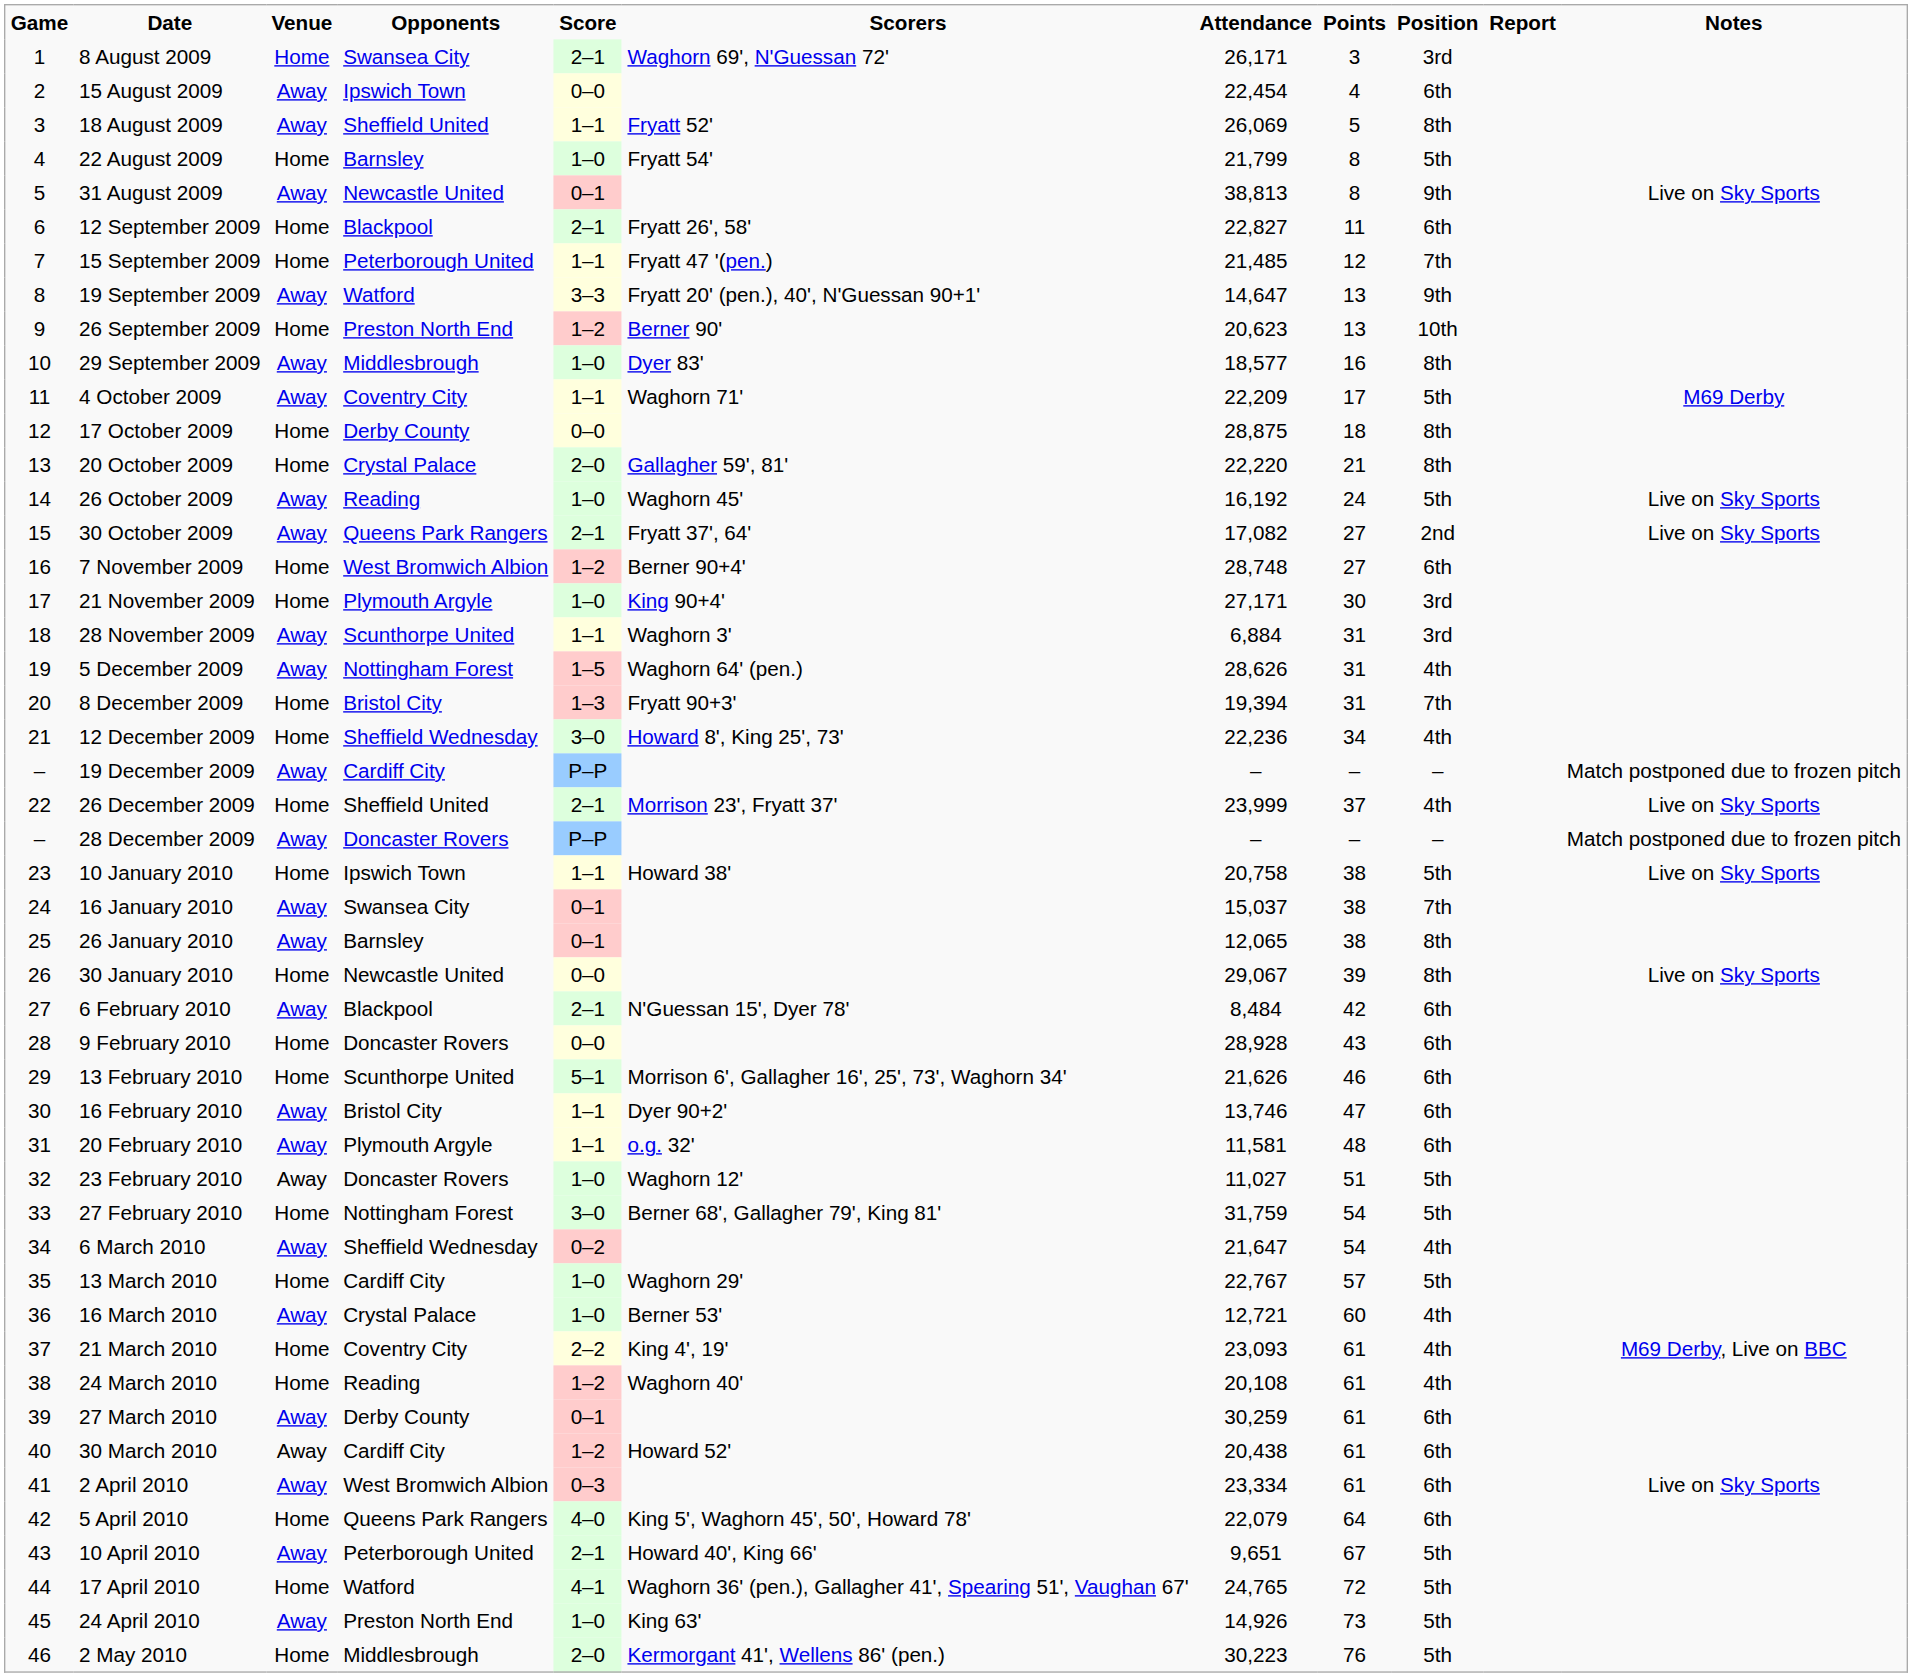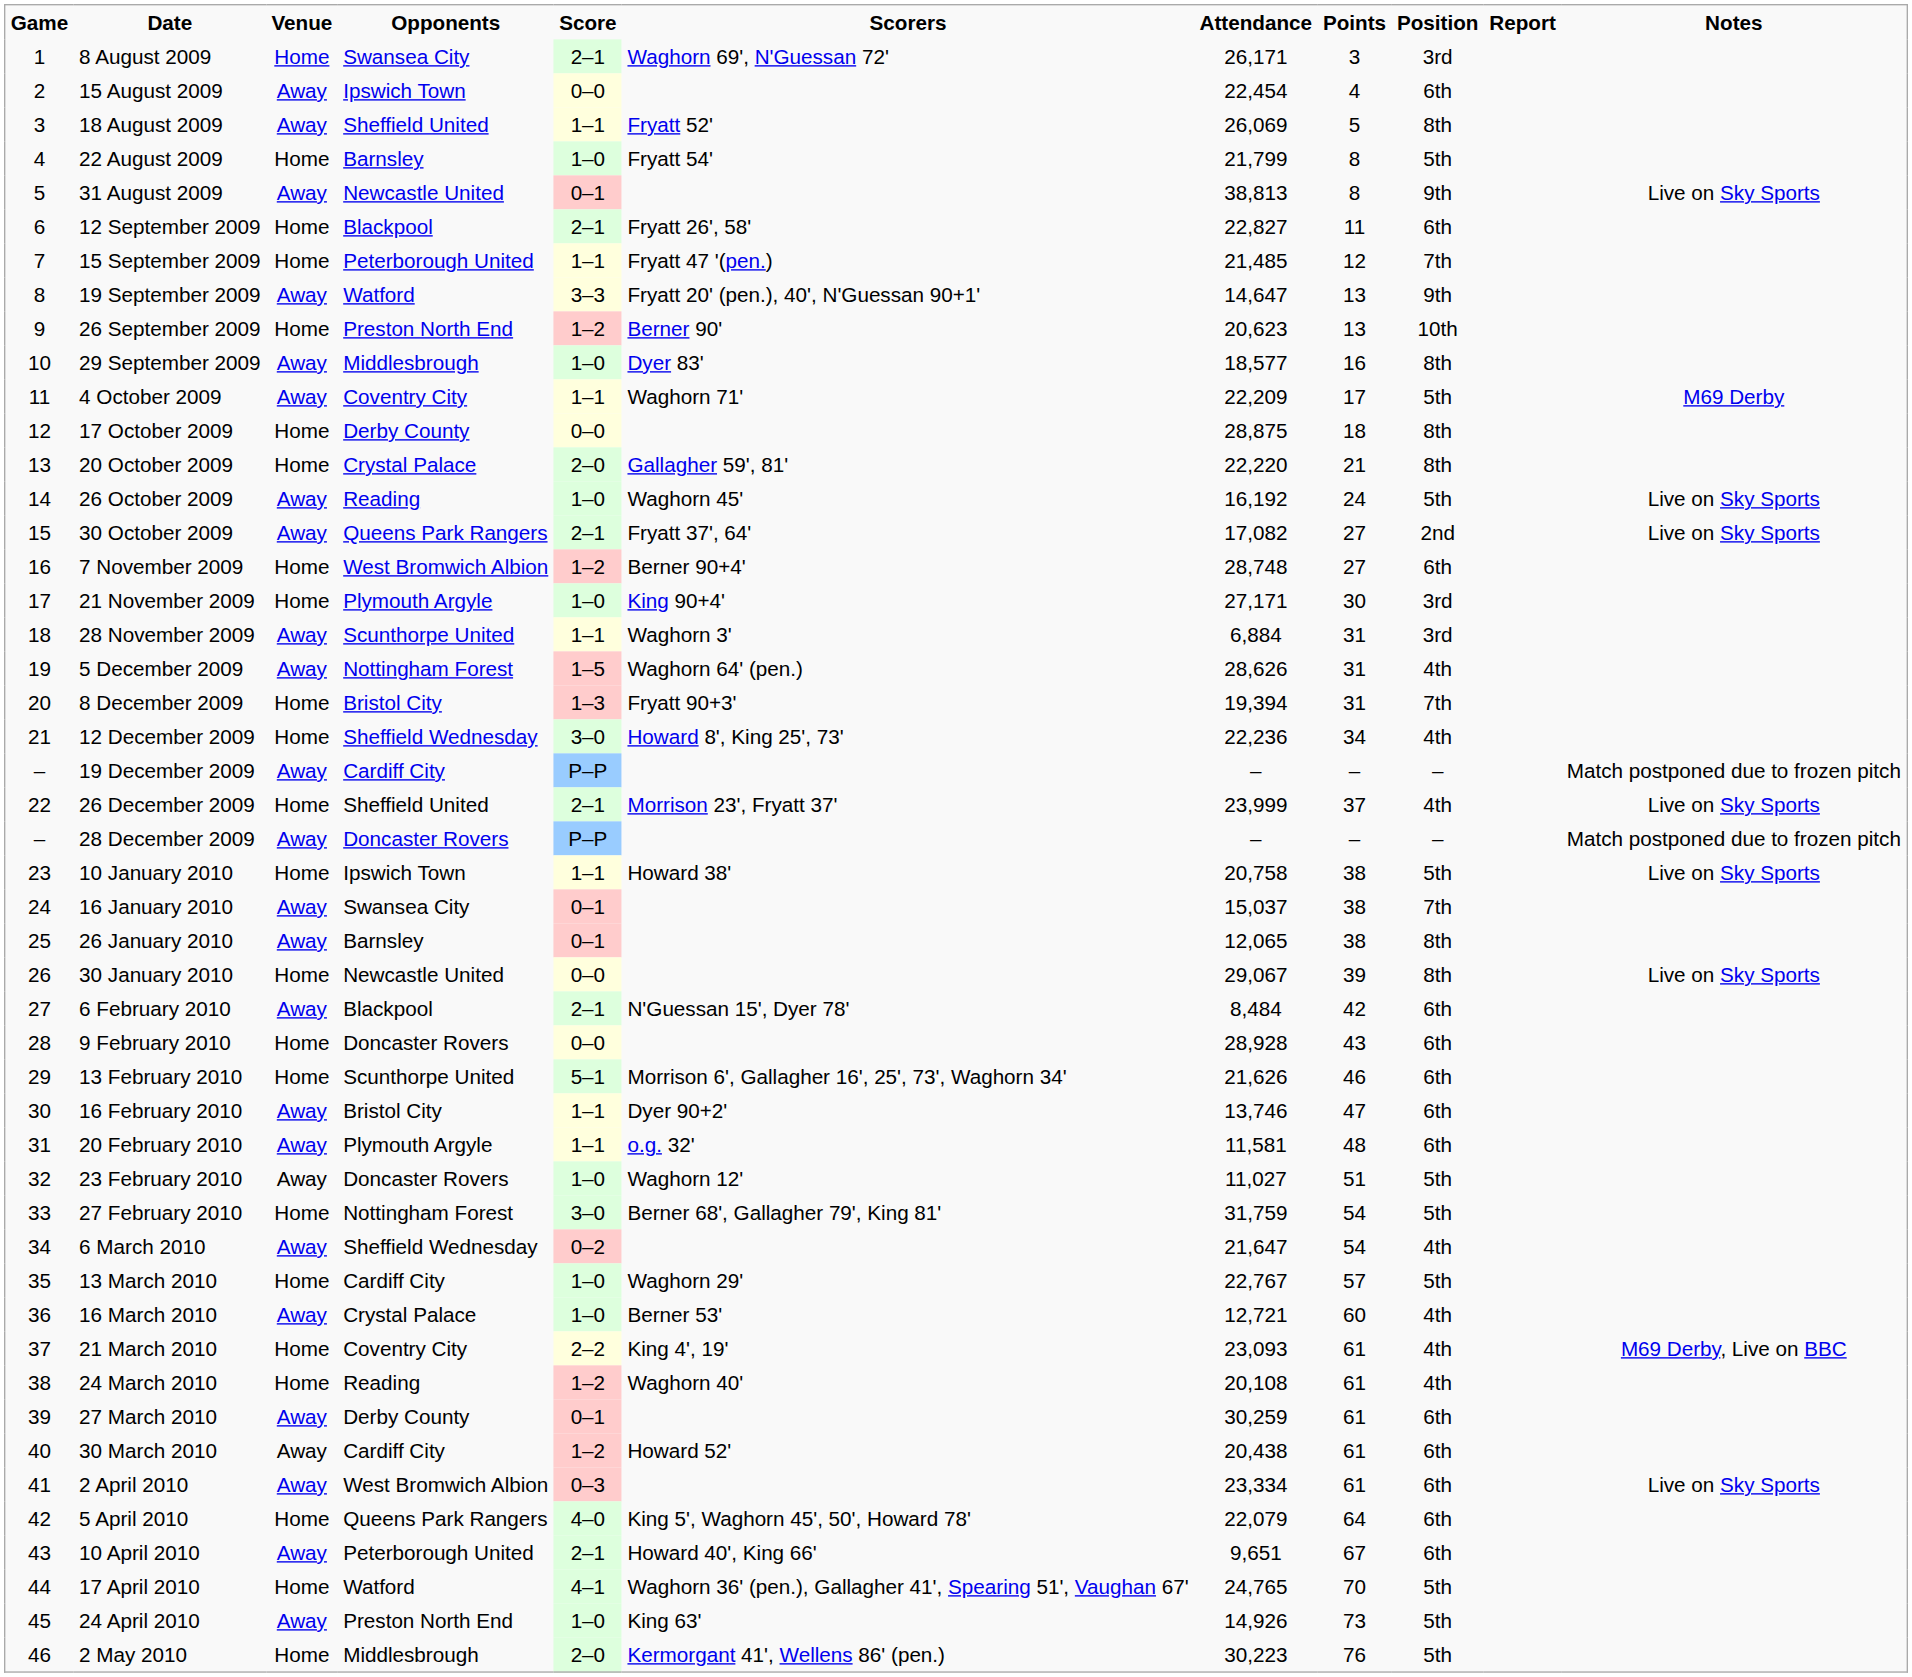(1438, 1553) 5th -> (1438, 1553) 6th
(1354, 1587) 72 -> (1354, 1587) 70
